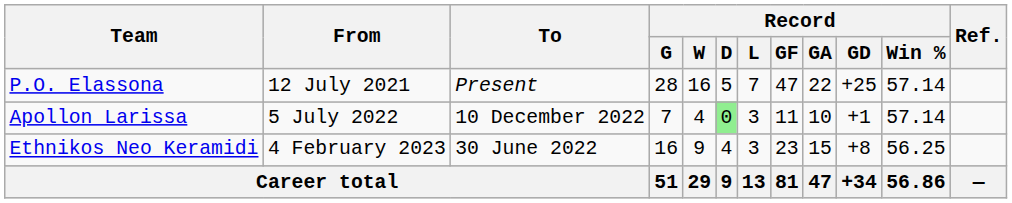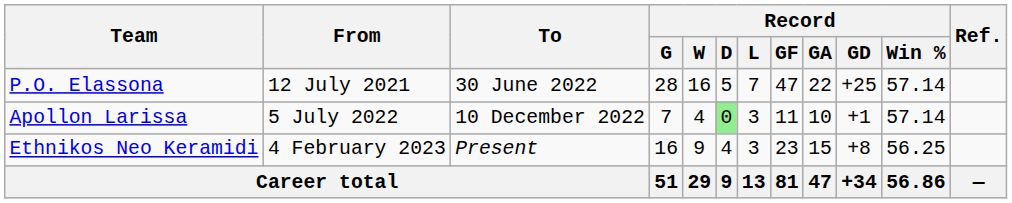(497, 85) Present -> (526, 85) 30 June 2022
(526, 150) 30 June 2022 -> (497, 150) Present
